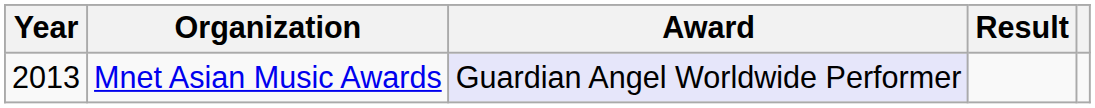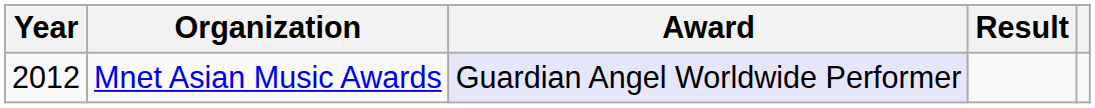(46, 77) 2013 -> (46, 77) 2012
